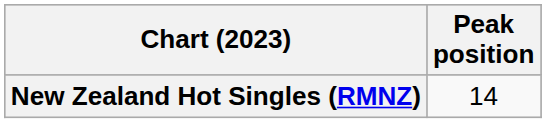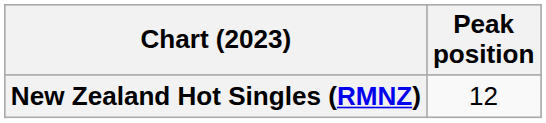(484, 95) 14 -> (484, 95) 12
